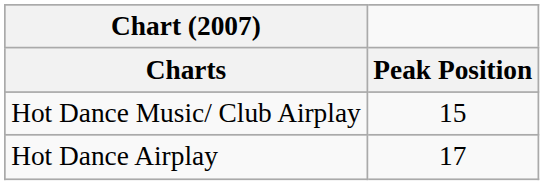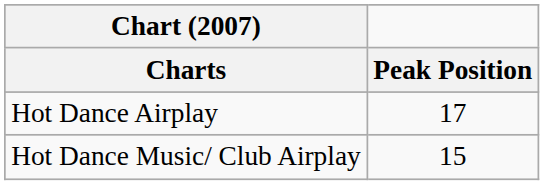rows swapped: (186, 112) <-> (114, 156)
